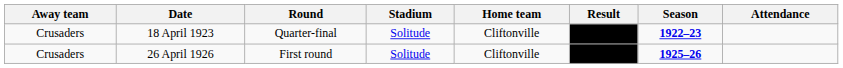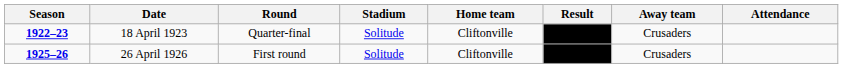columns swapped: (680, 13) <-> (60, 13)
